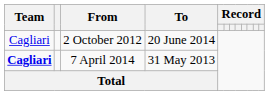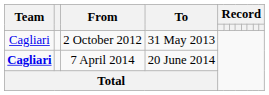(181, 40) 20 June 2014 -> (181, 40) 31 May 2013
(181, 60) 31 May 2013 -> (181, 60) 20 June 2014
